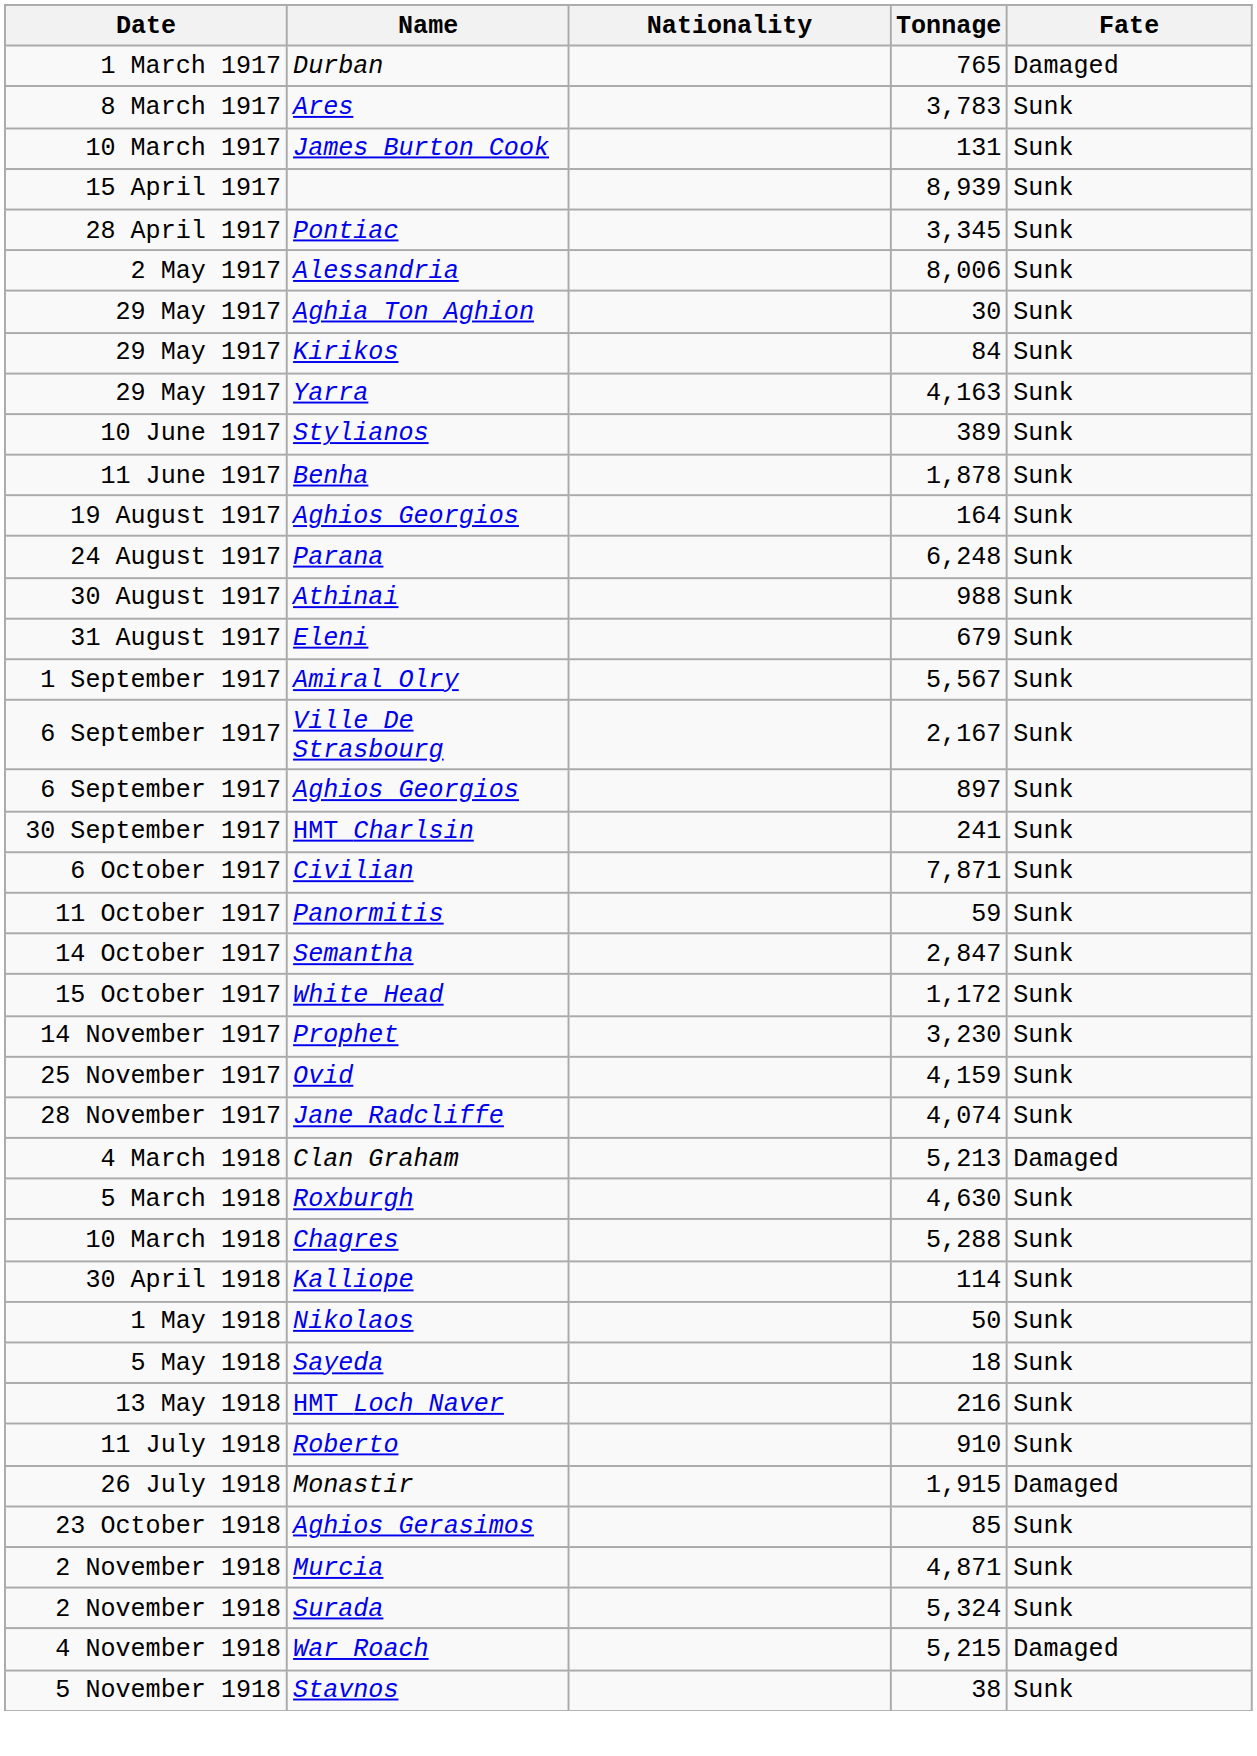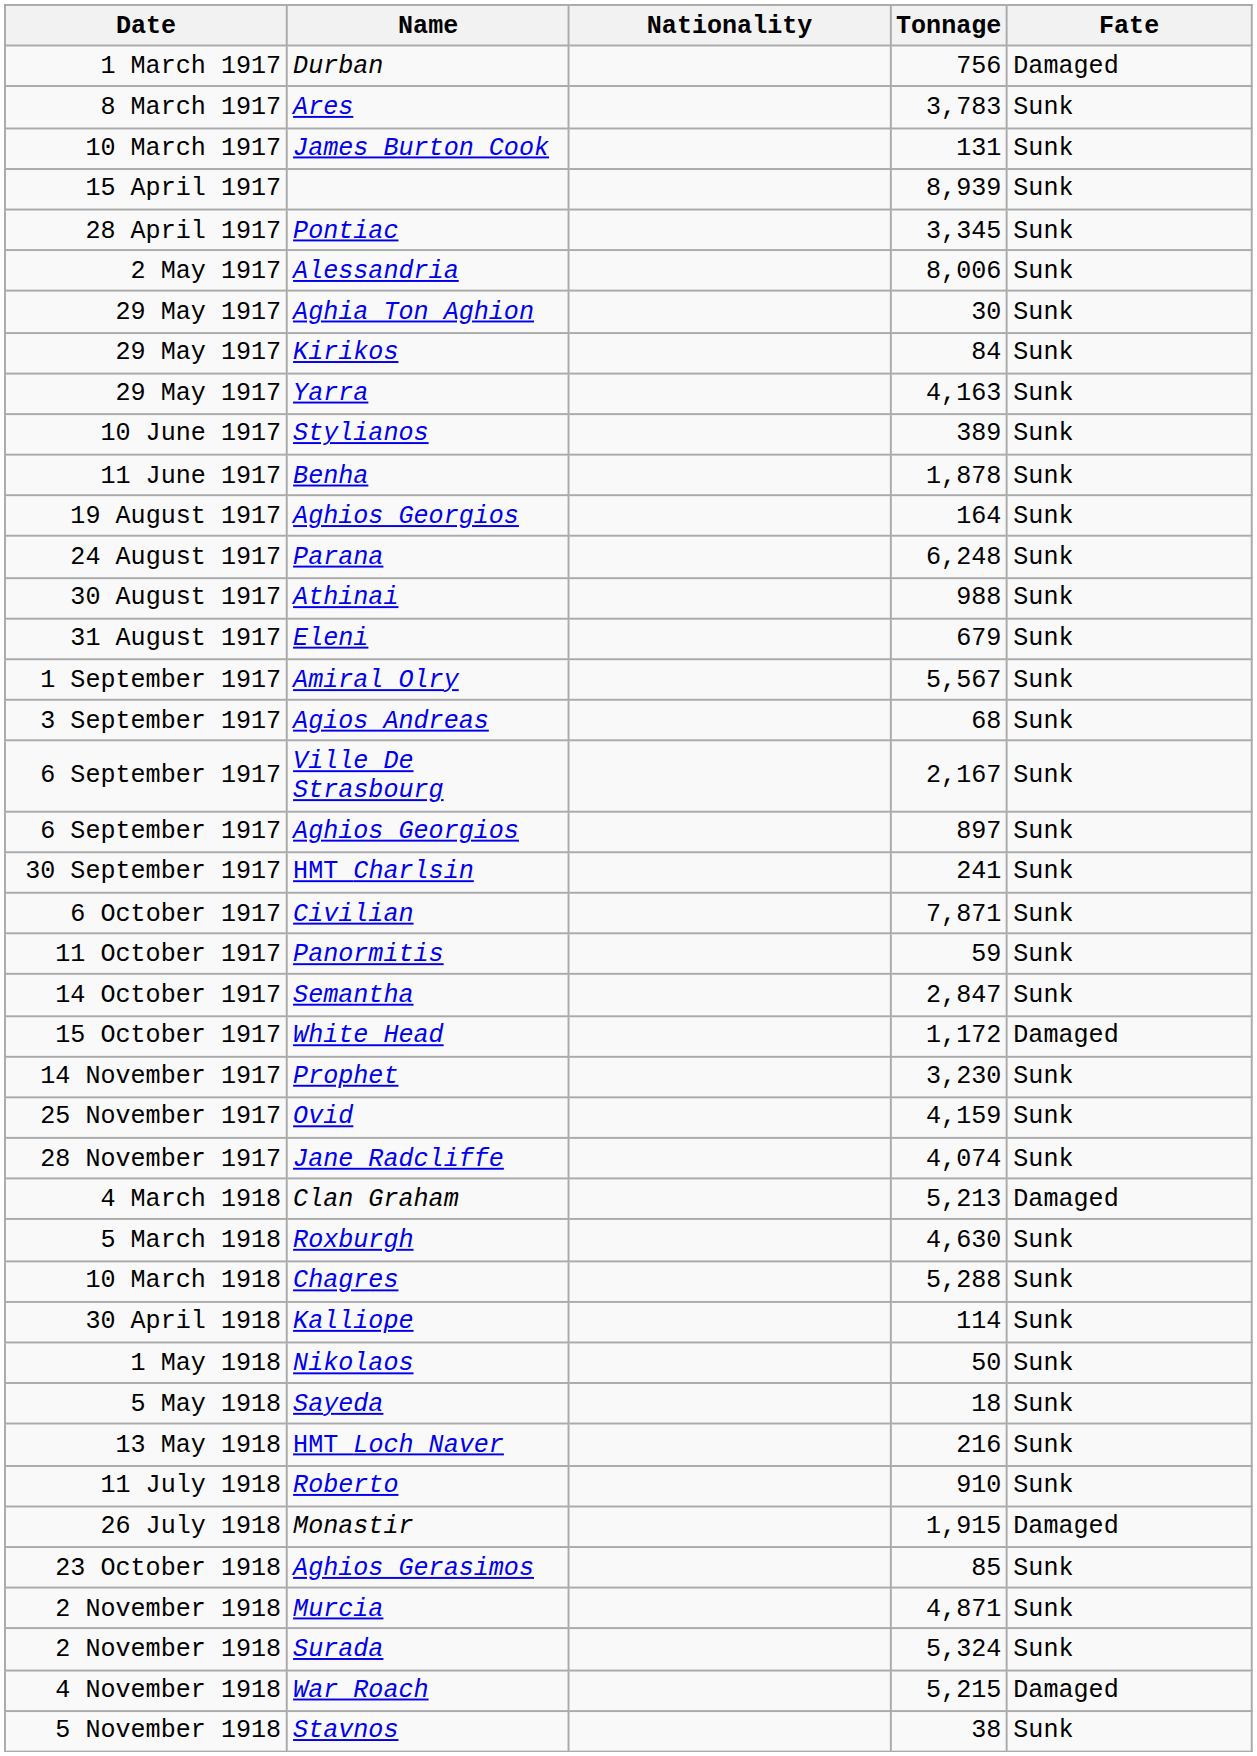(979, 66) 765 -> (979, 66) 756
+ row: (161, 721)
(1043, 995) Sunk -> (1066, 1036) Damaged
